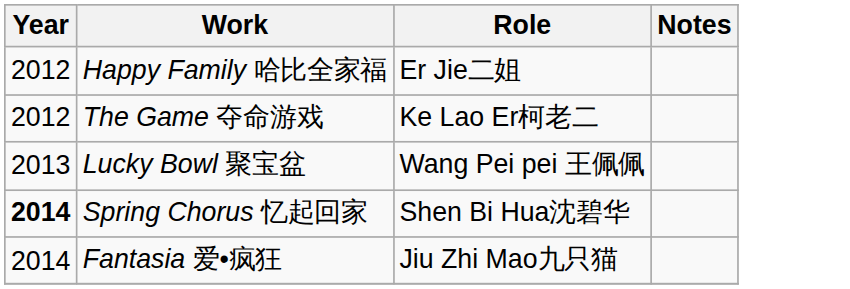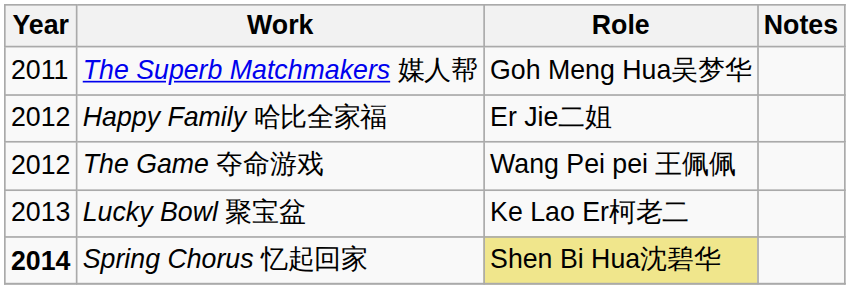+ row: (280, 69)
(499, 117) Ke Lao Er柯老二 -> (613, 164) Wang Pei pei 王佩佩
(522, 164) Wang Pei pei 王佩佩 -> (590, 211) Ke Lao Er柯老二
(515, 211) no background -> (605, 259) khaki background
- row: (182, 259)
